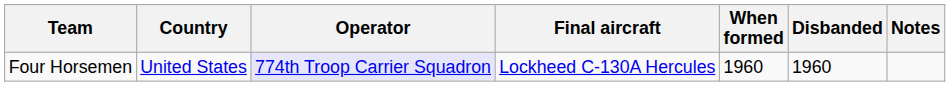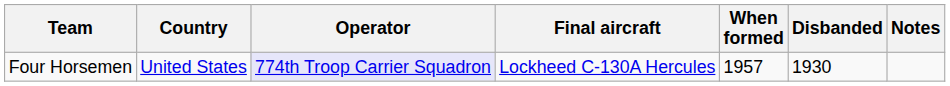(743, 66) 1960 -> (743, 66) 1957
(812, 66) 1960 -> (812, 66) 1930
